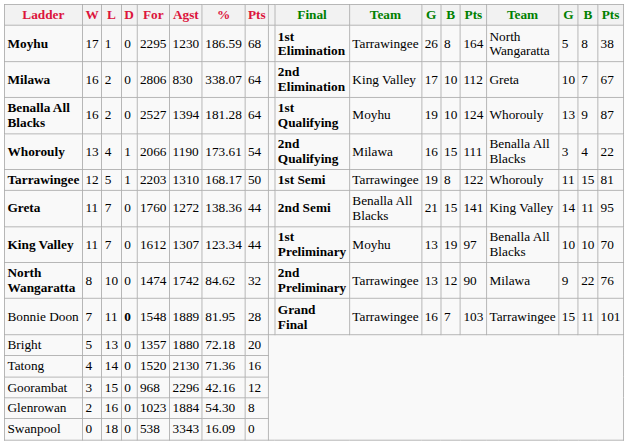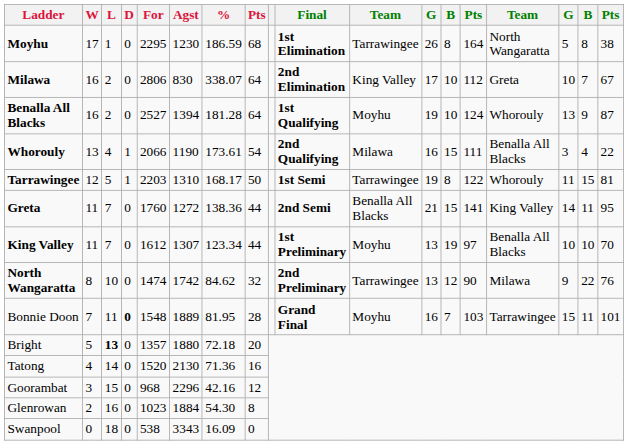(385, 316) Tarrawingee -> (372, 316) Moyhu
(111, 345) normal -> (111, 345) bold
